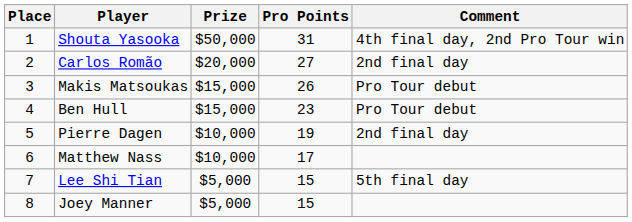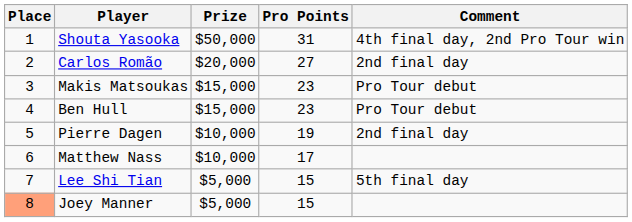(306, 87) 26 -> (306, 87) 23
(30, 204) no background -> (30, 204) lightsalmon background
